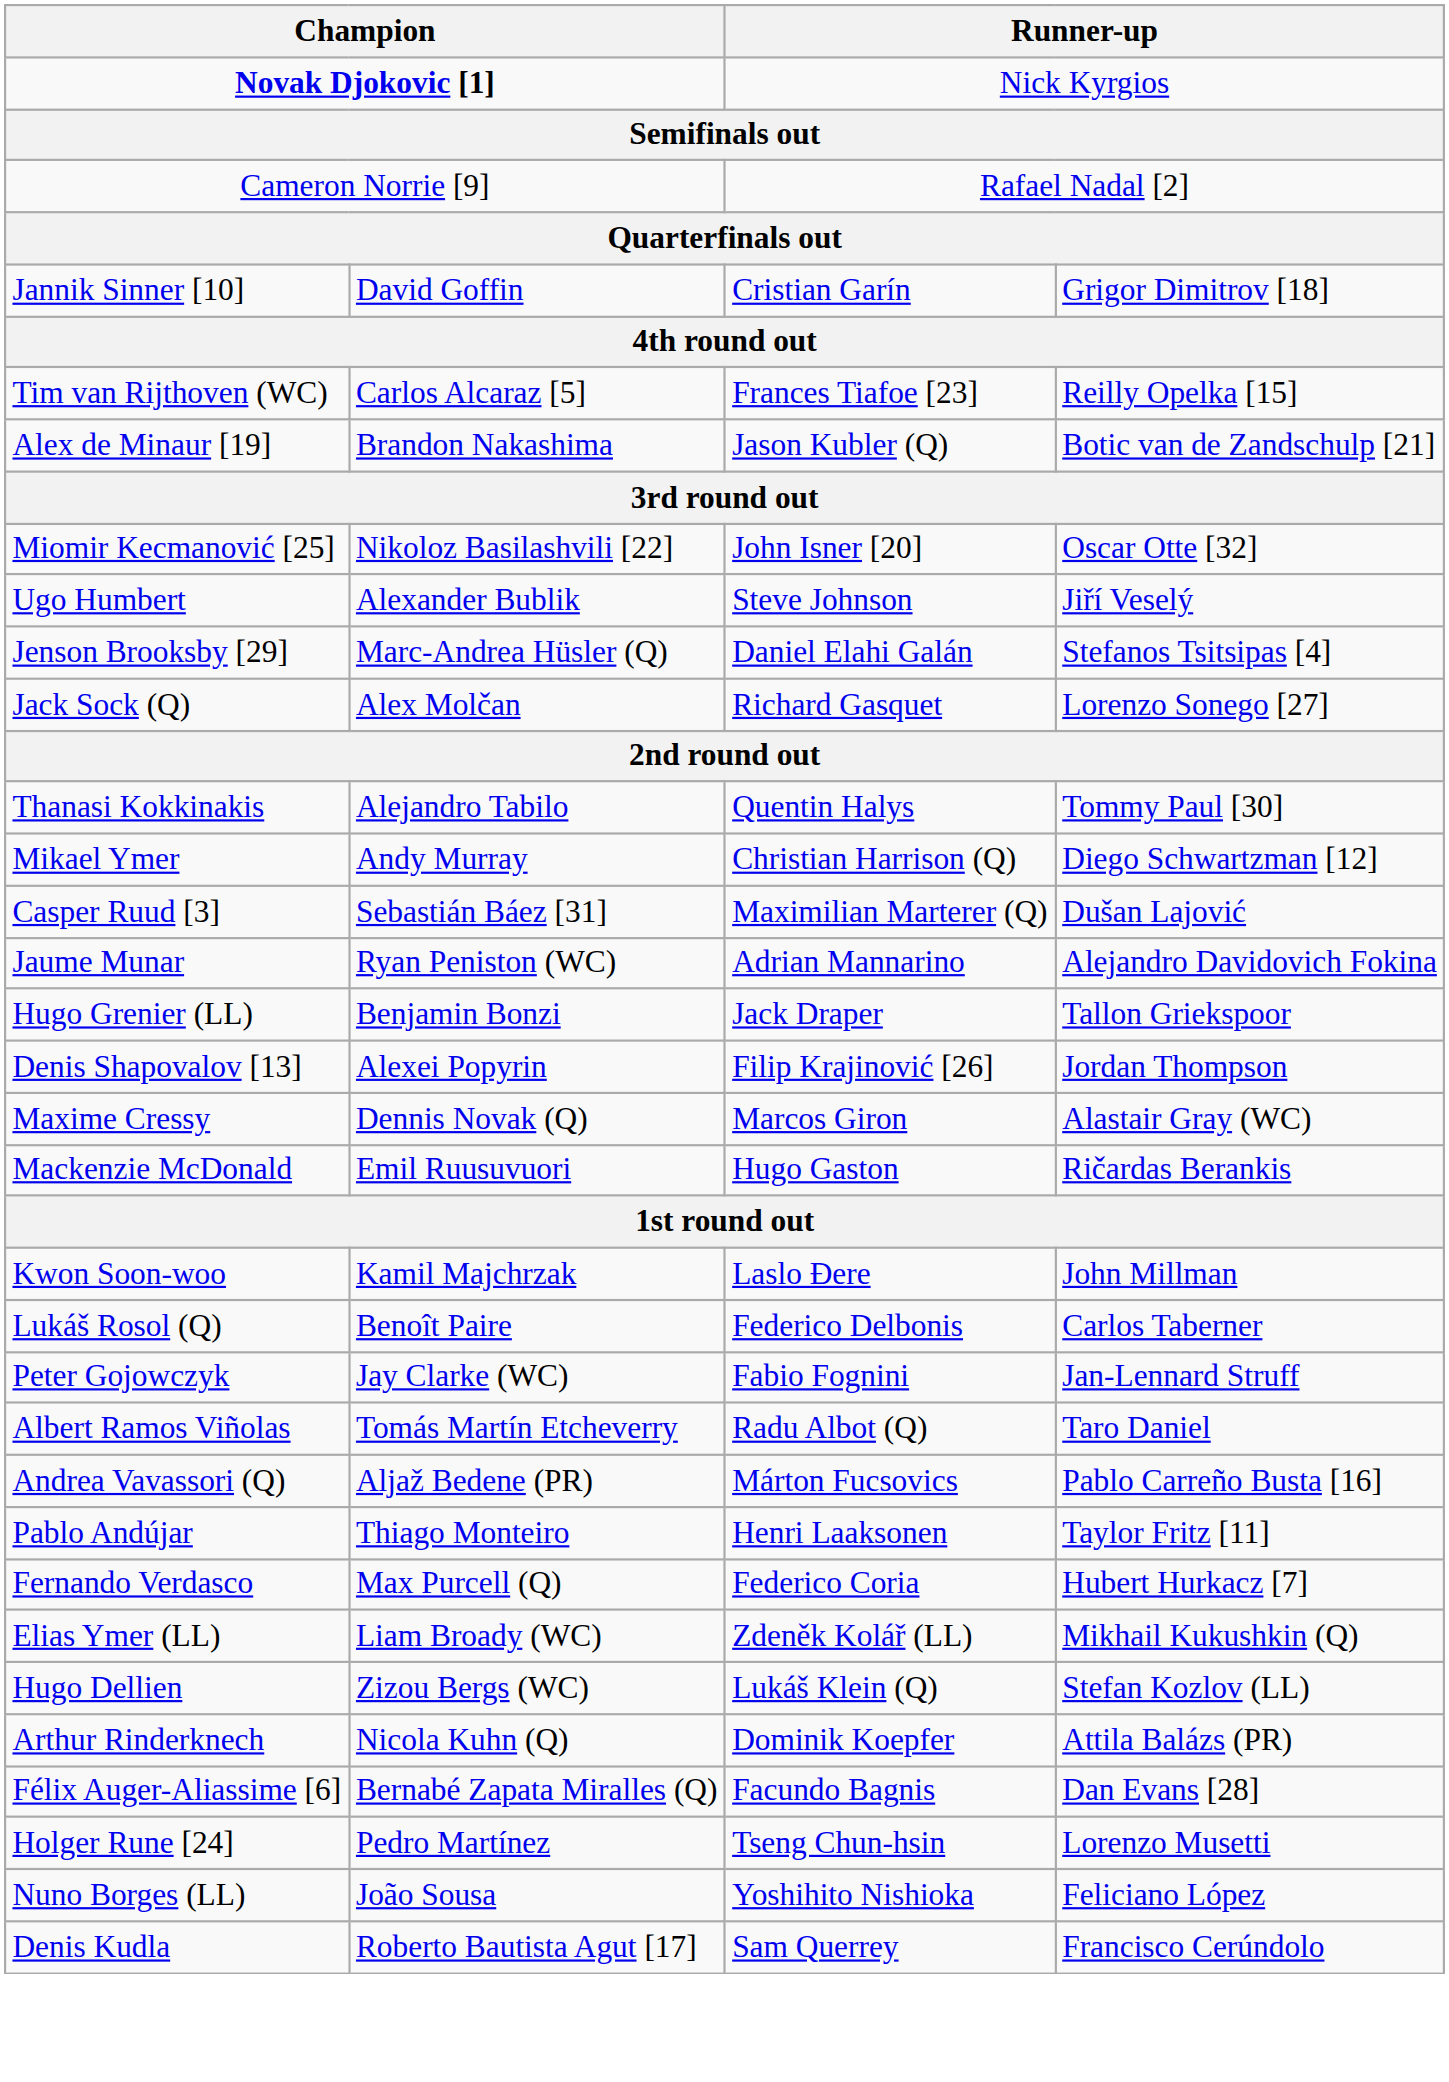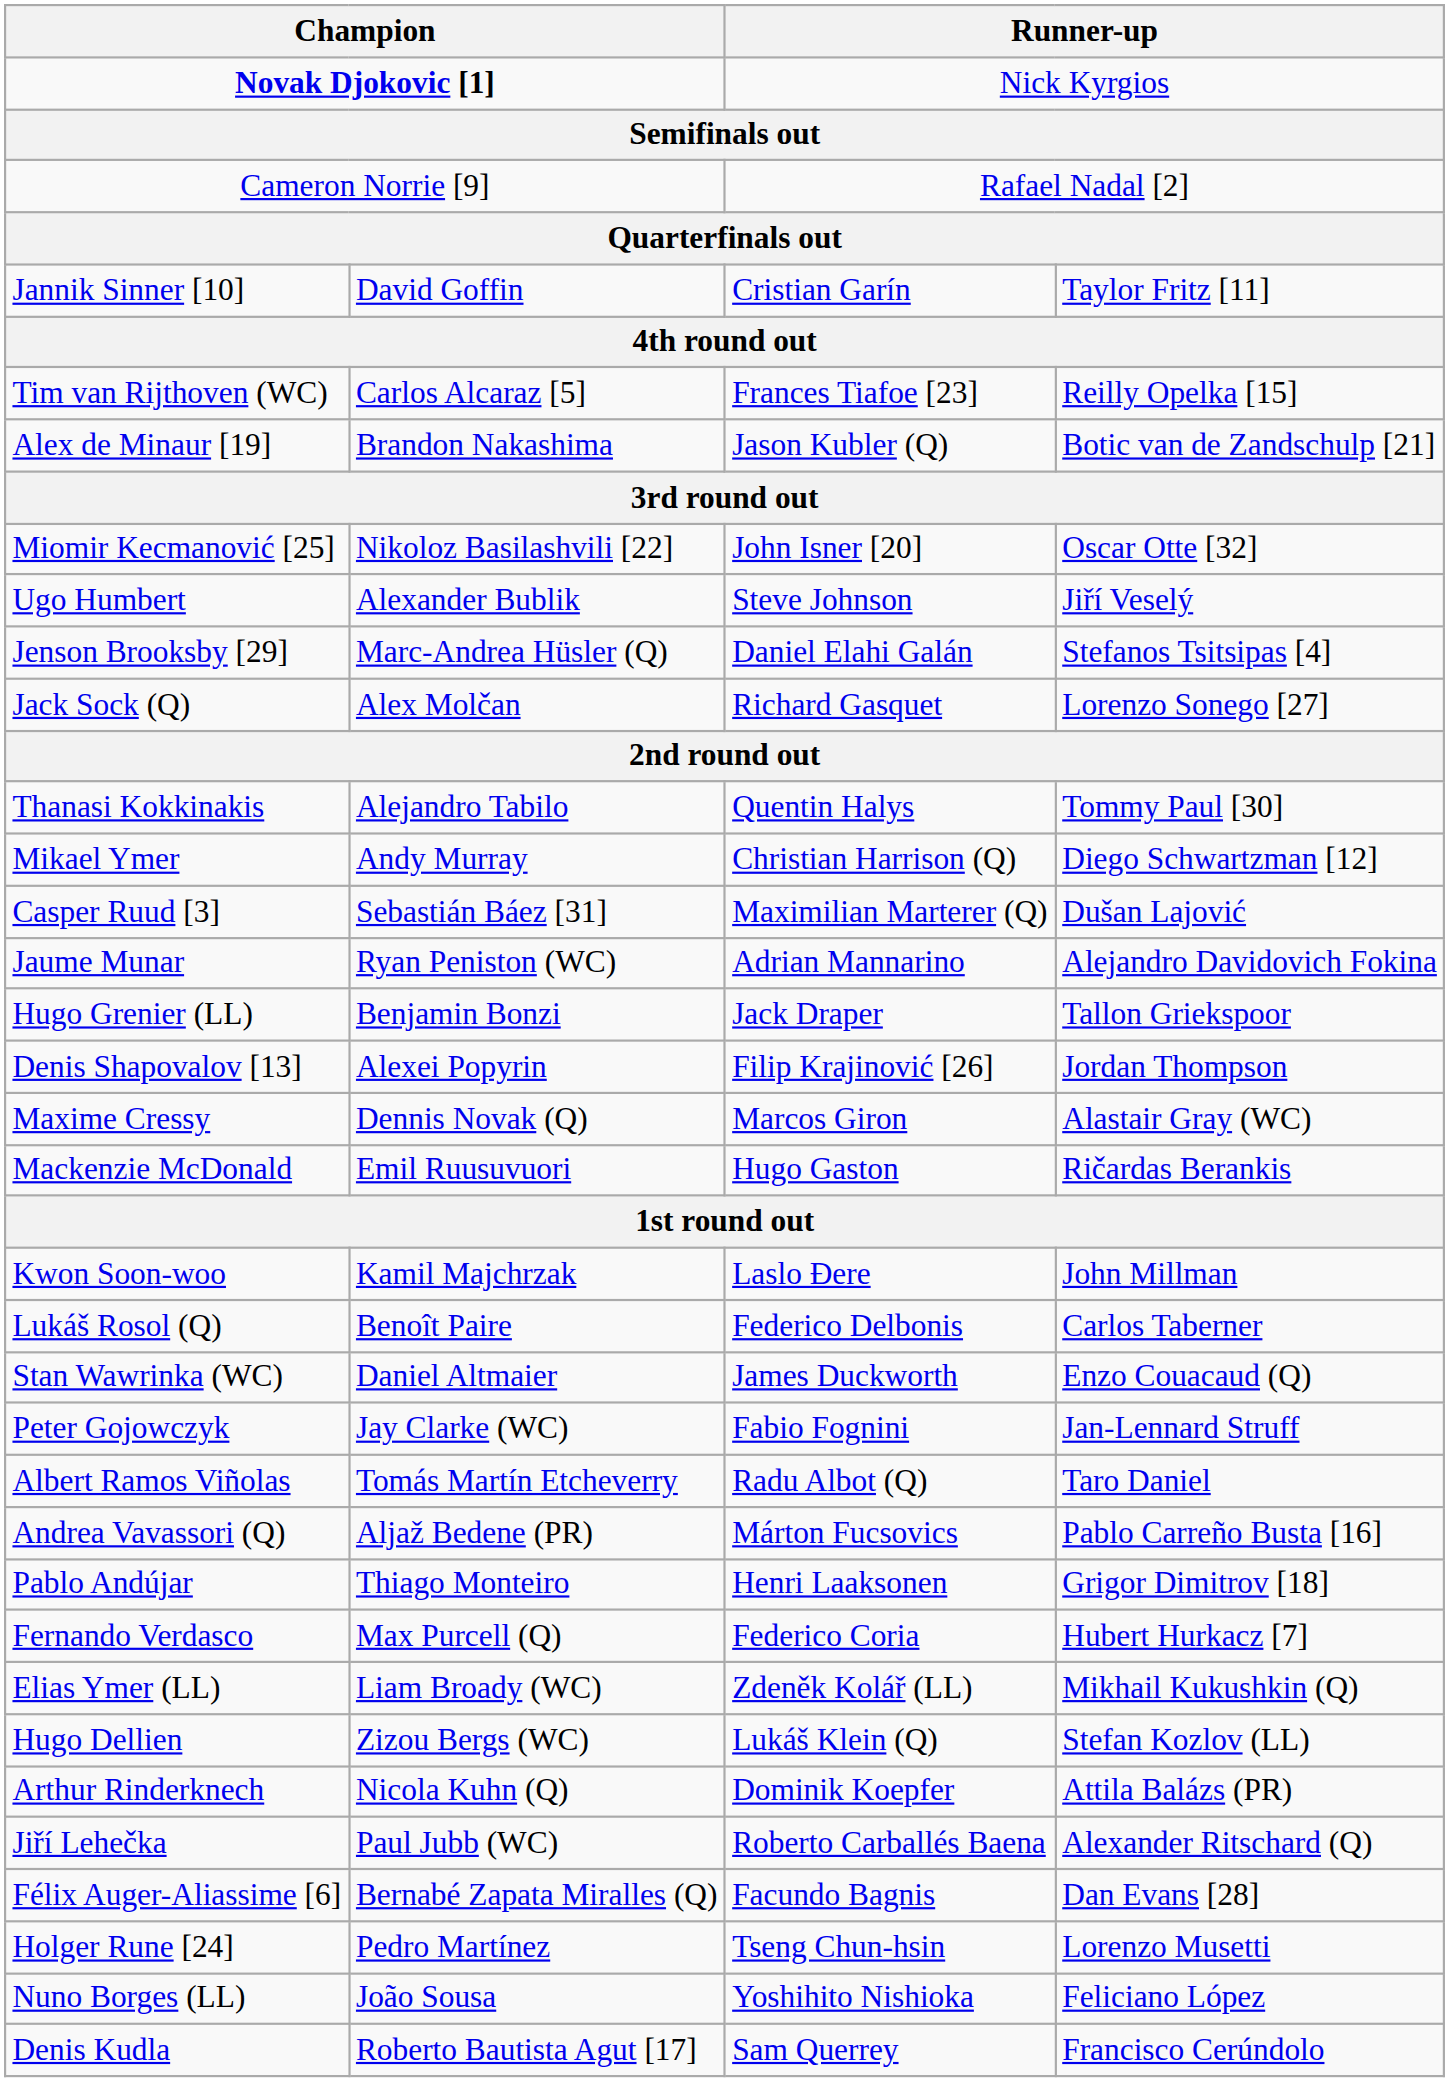(1196, 289) Grigor Dimitrov [18] -> (1166, 289) Taylor Fritz [11]
+ row: (148, 1376)
(1166, 1532) Taylor Fritz [11] -> (1196, 1584) Grigor Dimitrov [18]
+ row: (90, 1842)
